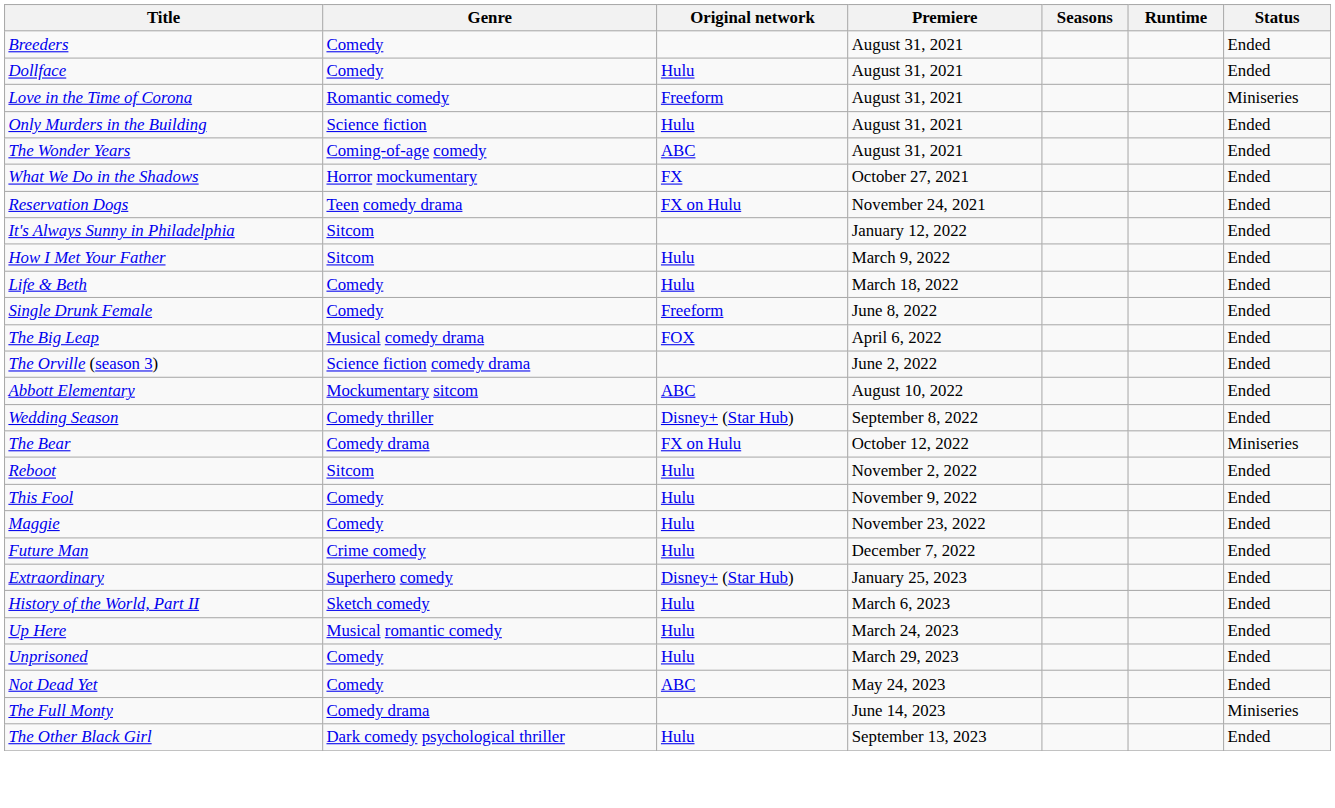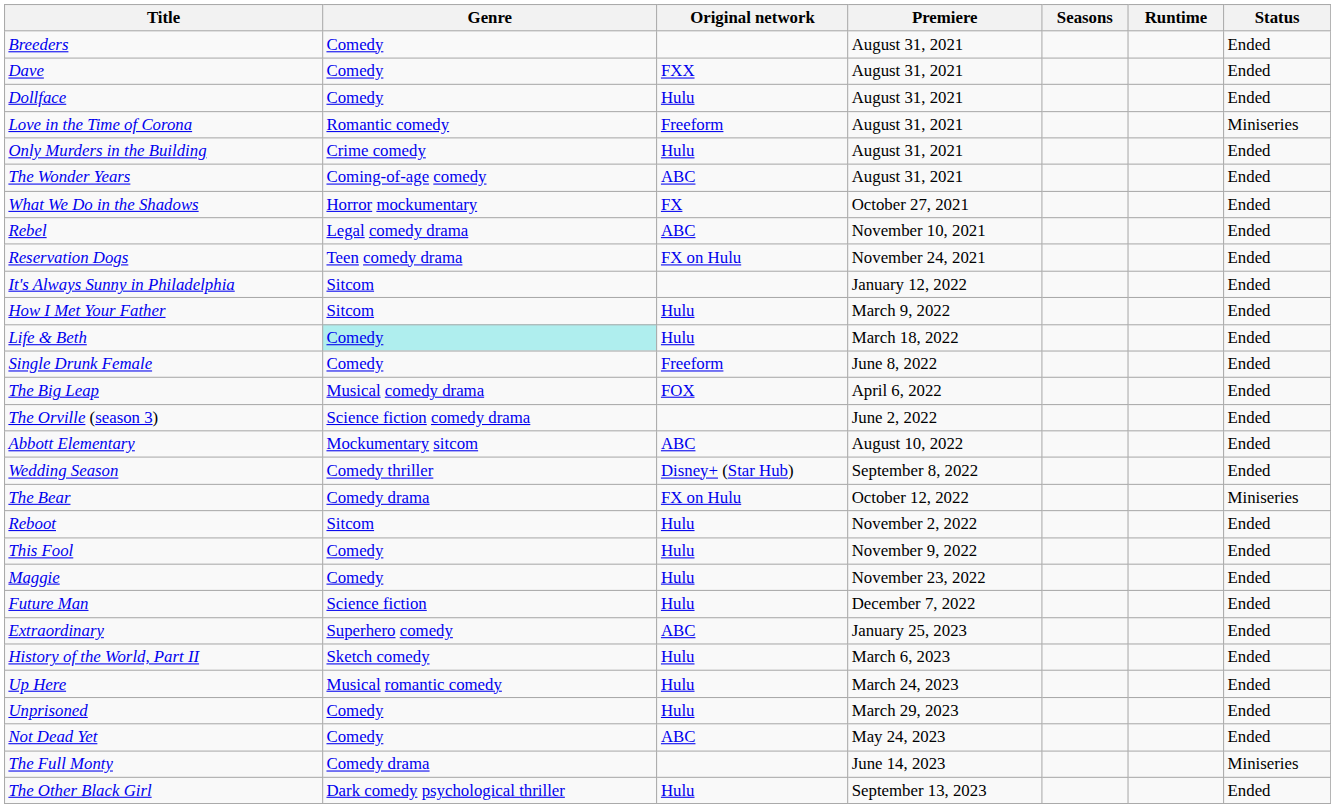+ row: (26, 71)
(377, 124) Science fiction -> (376, 151) Crime comedy
+ row: (28, 230)
(355, 284) no background -> (355, 337) paleturquoise background
(376, 550) Crime comedy -> (377, 603) Science fiction
(727, 577) Disney+ (Star Hub) -> (678, 630) ABC
